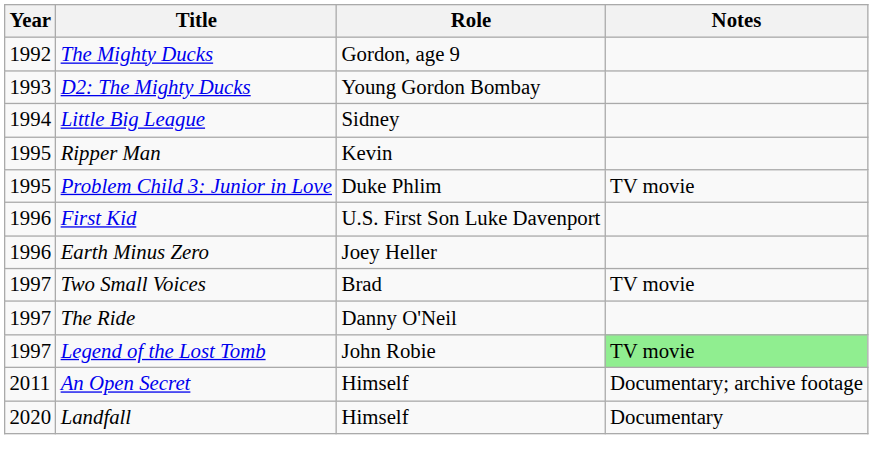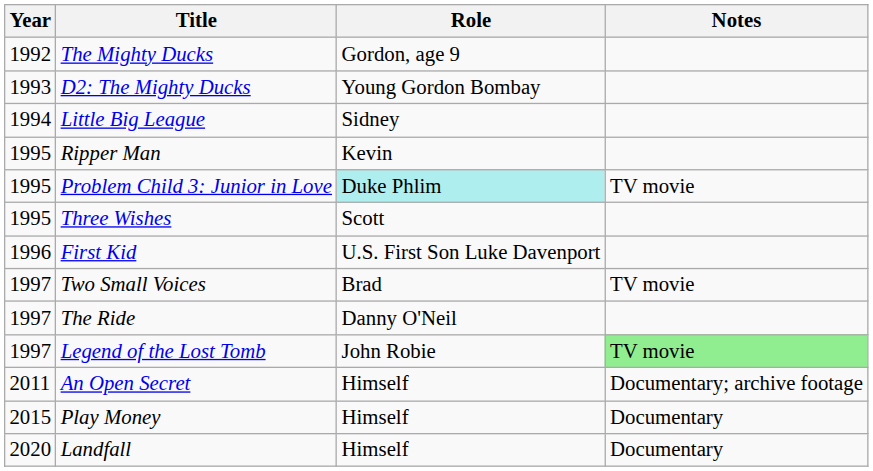(392, 185) no background -> (392, 185) paleturquoise background
+ row: (116, 218)
- row: (135, 251)
+ row: (111, 416)
